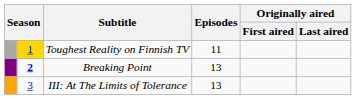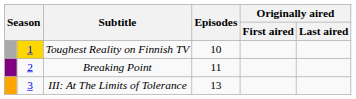(216, 49) 11 -> (216, 49) 10
(30, 67) bold -> (30, 67) normal
(216, 67) 13 -> (216, 67) 11
